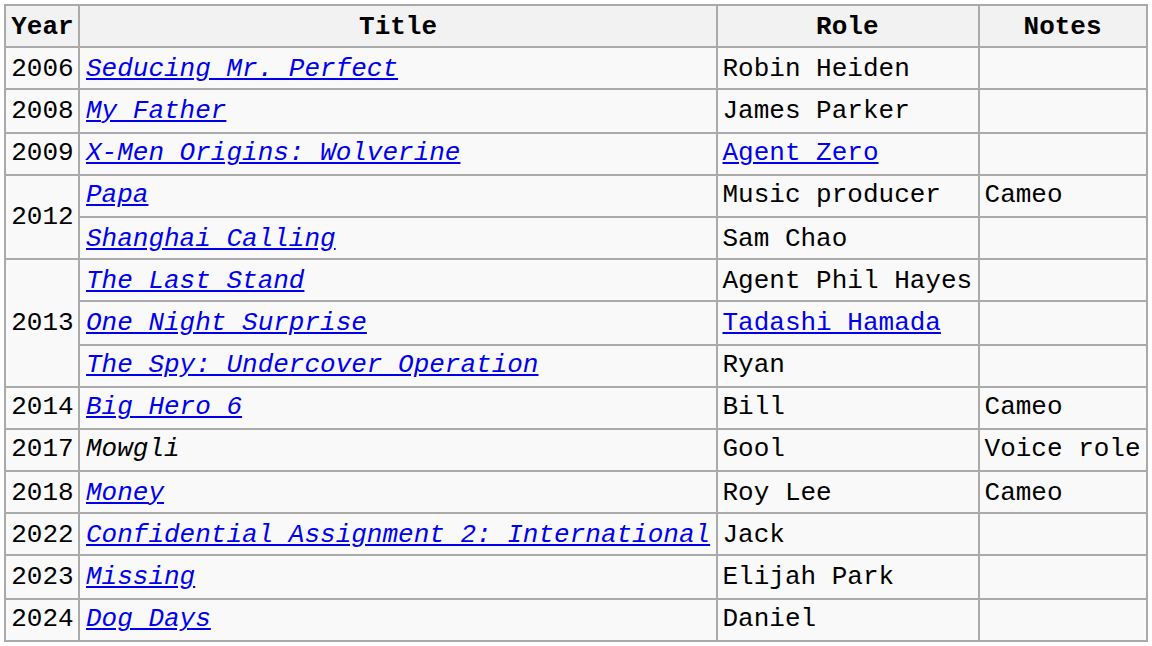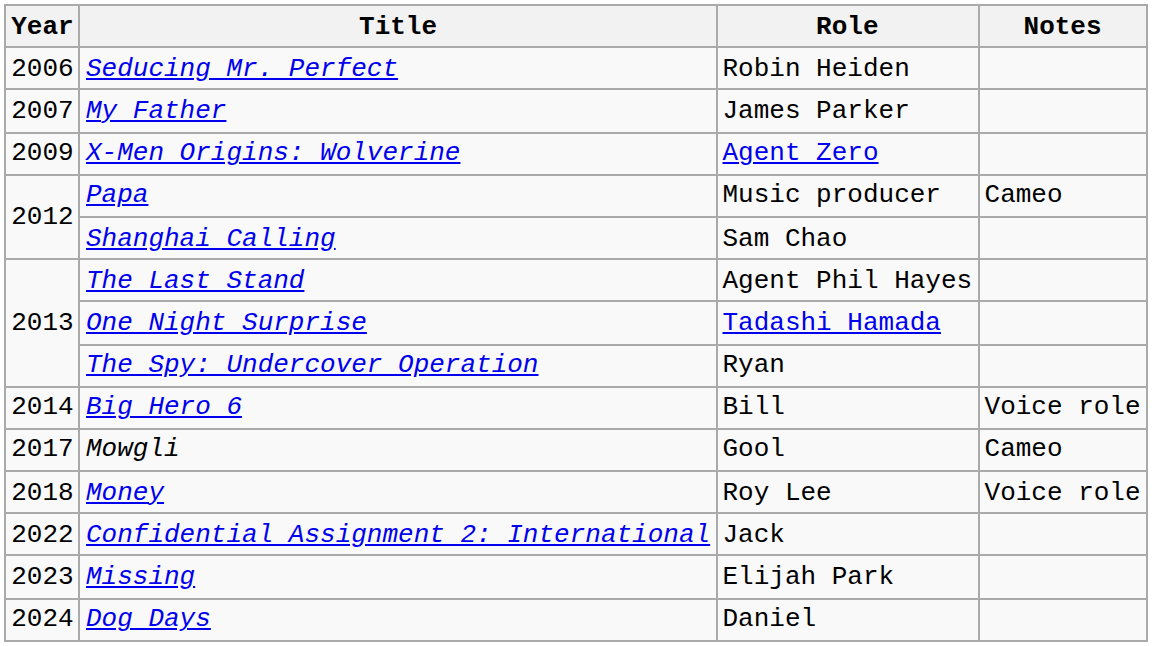(42, 111) 2008 -> (42, 111) 2007
(1024, 408) Cameo -> (1063, 408) Voice role
(1063, 450) Voice role -> (1024, 450) Cameo
(1024, 492) Cameo -> (1063, 492) Voice role
